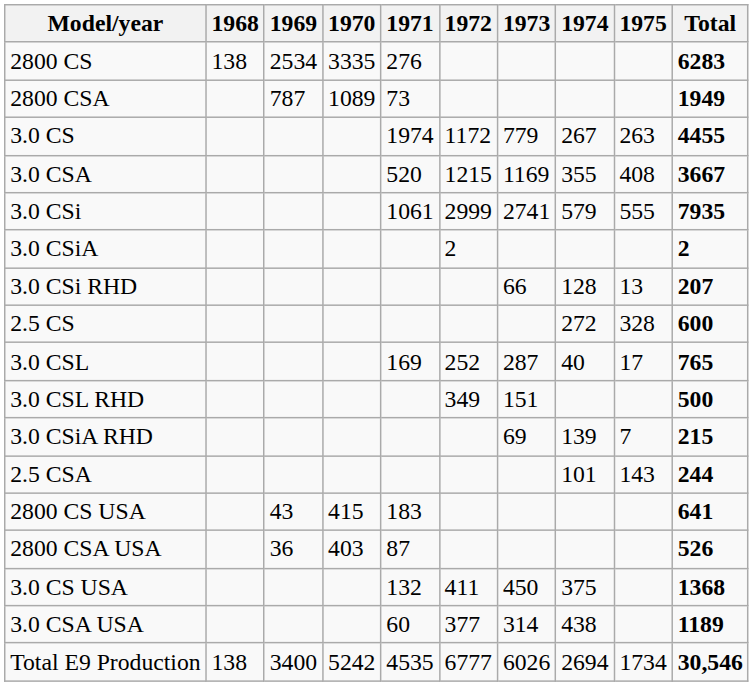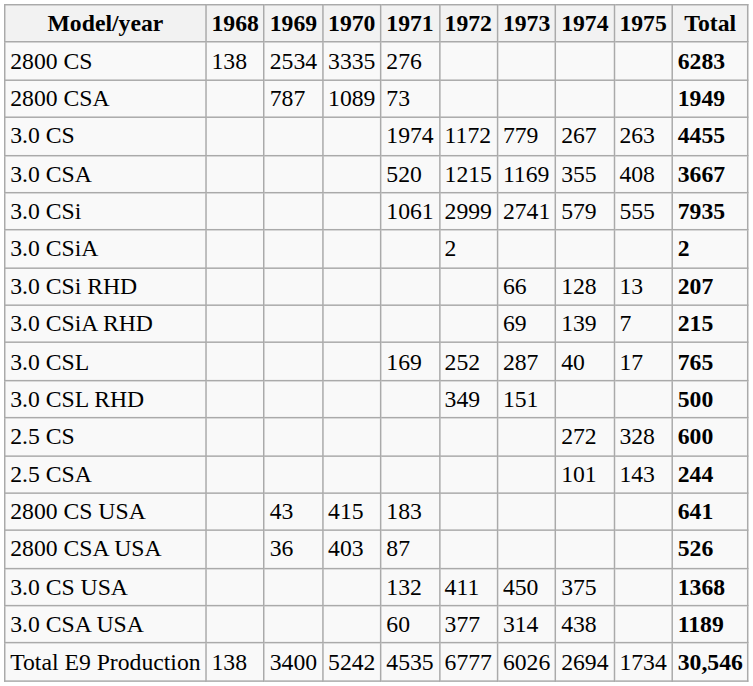rows swapped: (82, 436) <-> (42, 323)
